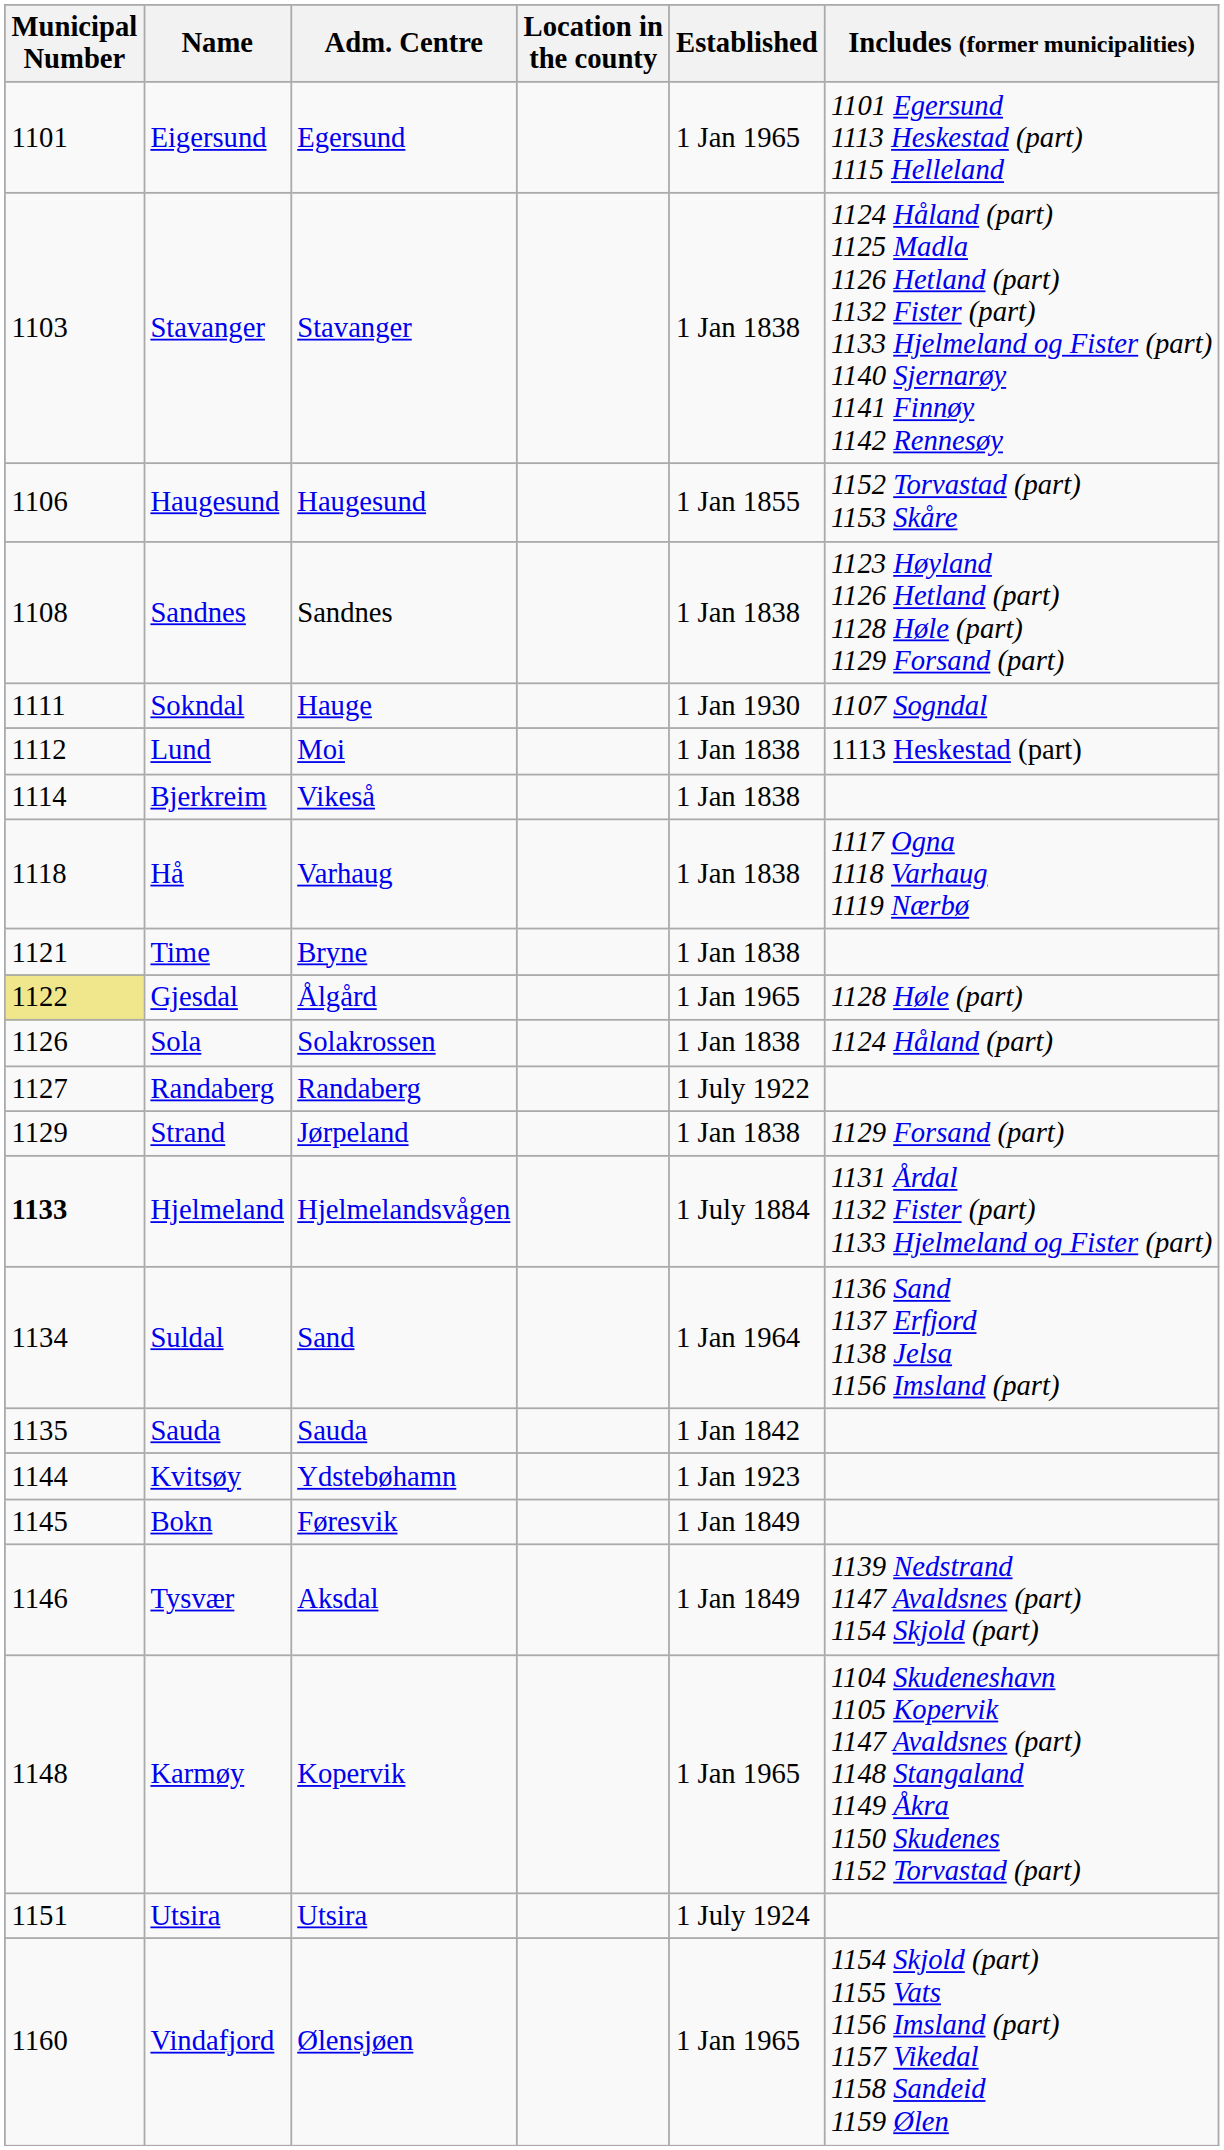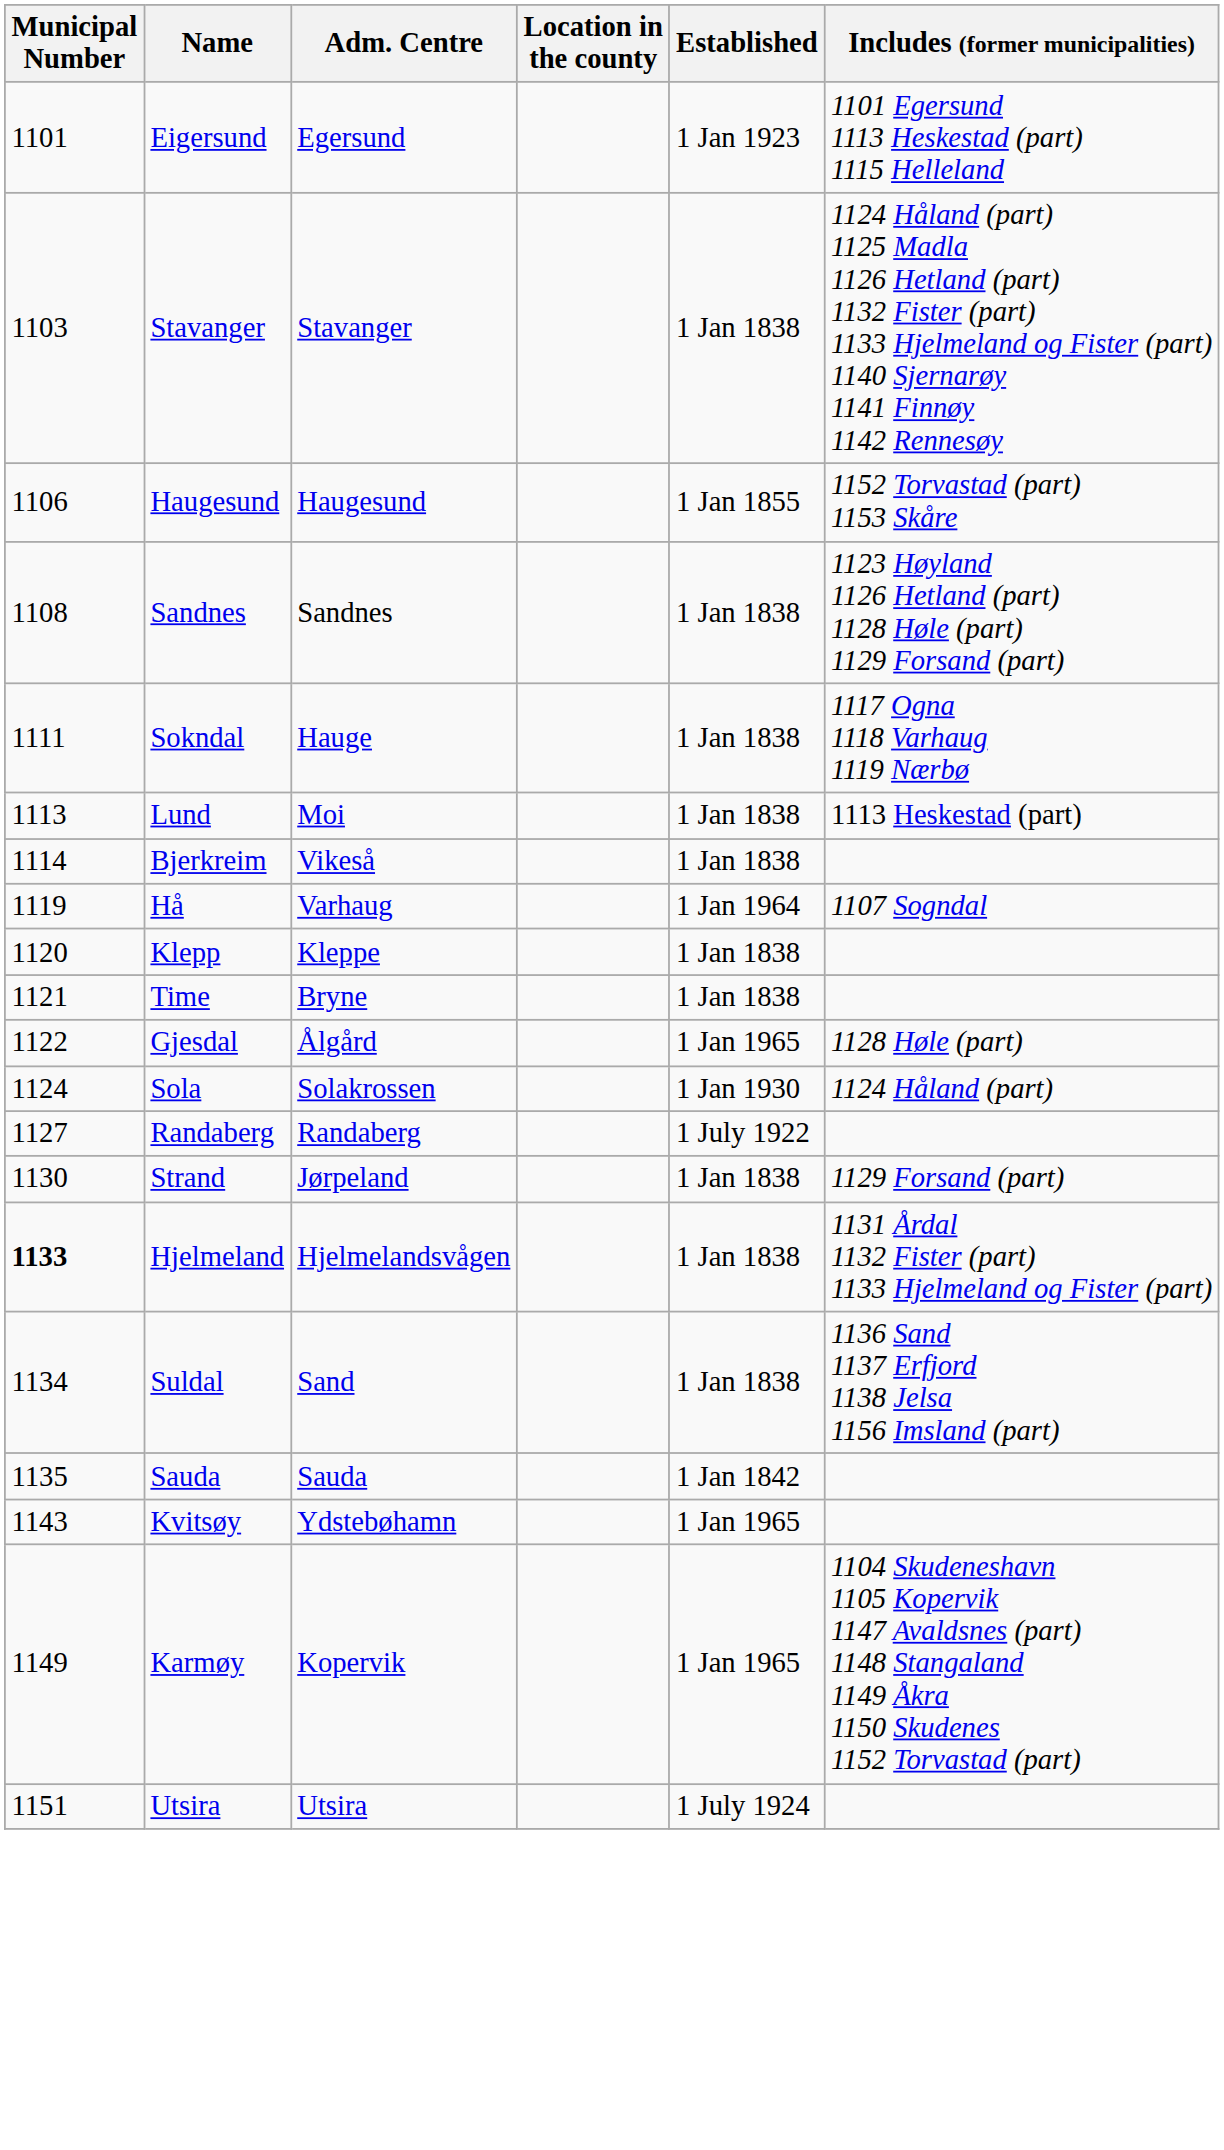(738, 137) 1 Jan 1965 -> (738, 137) 1 Jan 1923
(738, 705) 1 Jan 1930 -> (738, 737) 1 Jan 1838
(909, 705) 1107 Sogndal -> (909, 737) 1117 Ogna 1118 Varhaug 1119 Nærbø
(39, 750) 1112 -> (39, 815) 1113
(39, 873) 1118 -> (39, 906) 1119
(738, 873) 1 Jan 1838 -> (738, 906) 1 Jan 1964
(909, 873) 1117 Ogna 1118 Varhaug 1119 Nærbø -> (909, 906) 1107 Sogndal
+ row: (185, 951)
(40, 996) khaki background -> (40, 1042) no background
(40, 1042) 1126 -> (40, 1087) 1124
(738, 1042) 1 Jan 1838 -> (738, 1087) 1 Jan 1930
(40, 1133) 1129 -> (40, 1178) 1130
(743, 1210) 1 July 1884 -> (738, 1256) 1 Jan 1838
(738, 1336) 1 Jan 1964 -> (738, 1382) 1 Jan 1838
(40, 1475) 1144 -> (40, 1521) 1143
(738, 1475) 1 Jan 1923 -> (738, 1521) 1 Jan 1965
- row: (181, 1521)
- row: (192, 1599)
(40, 1773) 1148 -> (40, 1663) 1149
- row: (212, 2041)
